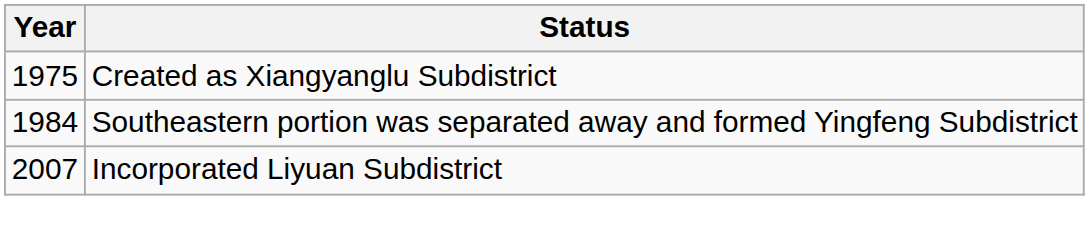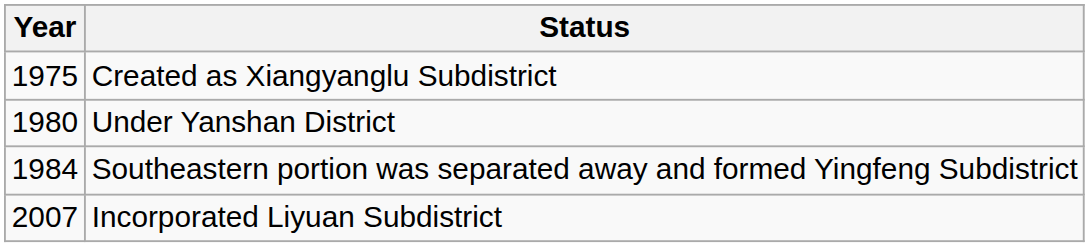+ row: (243, 122)
